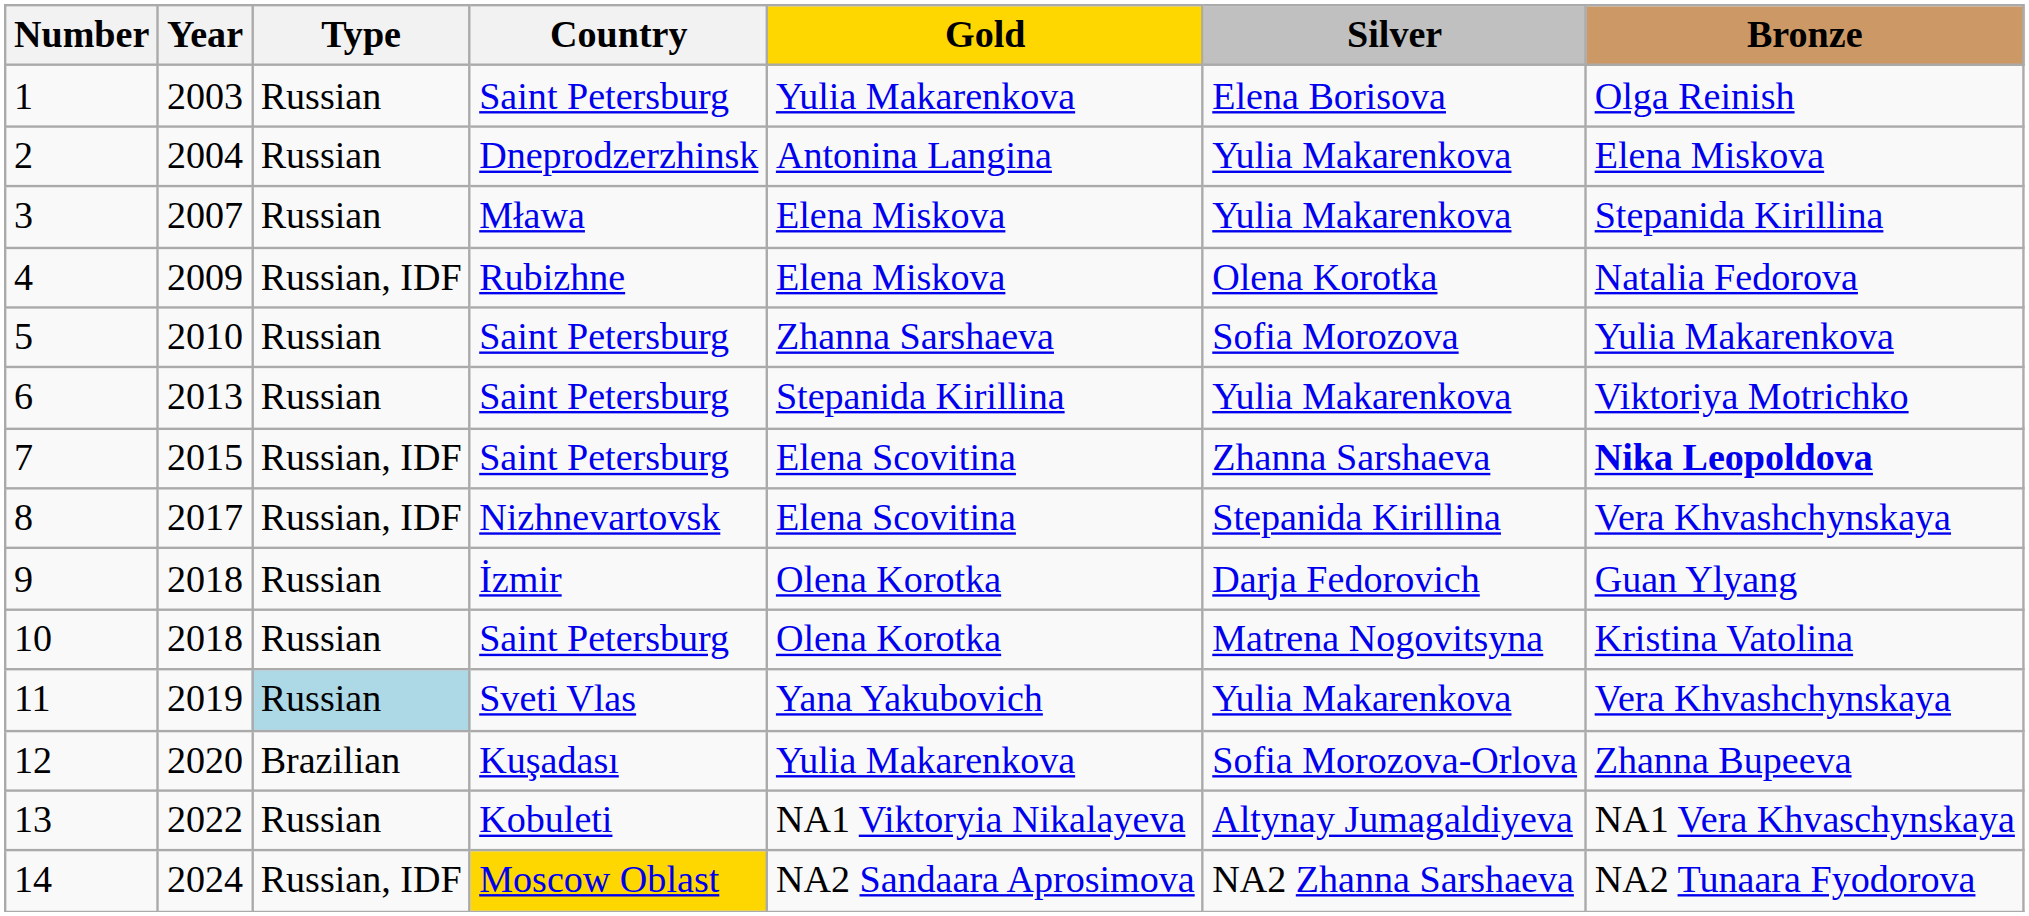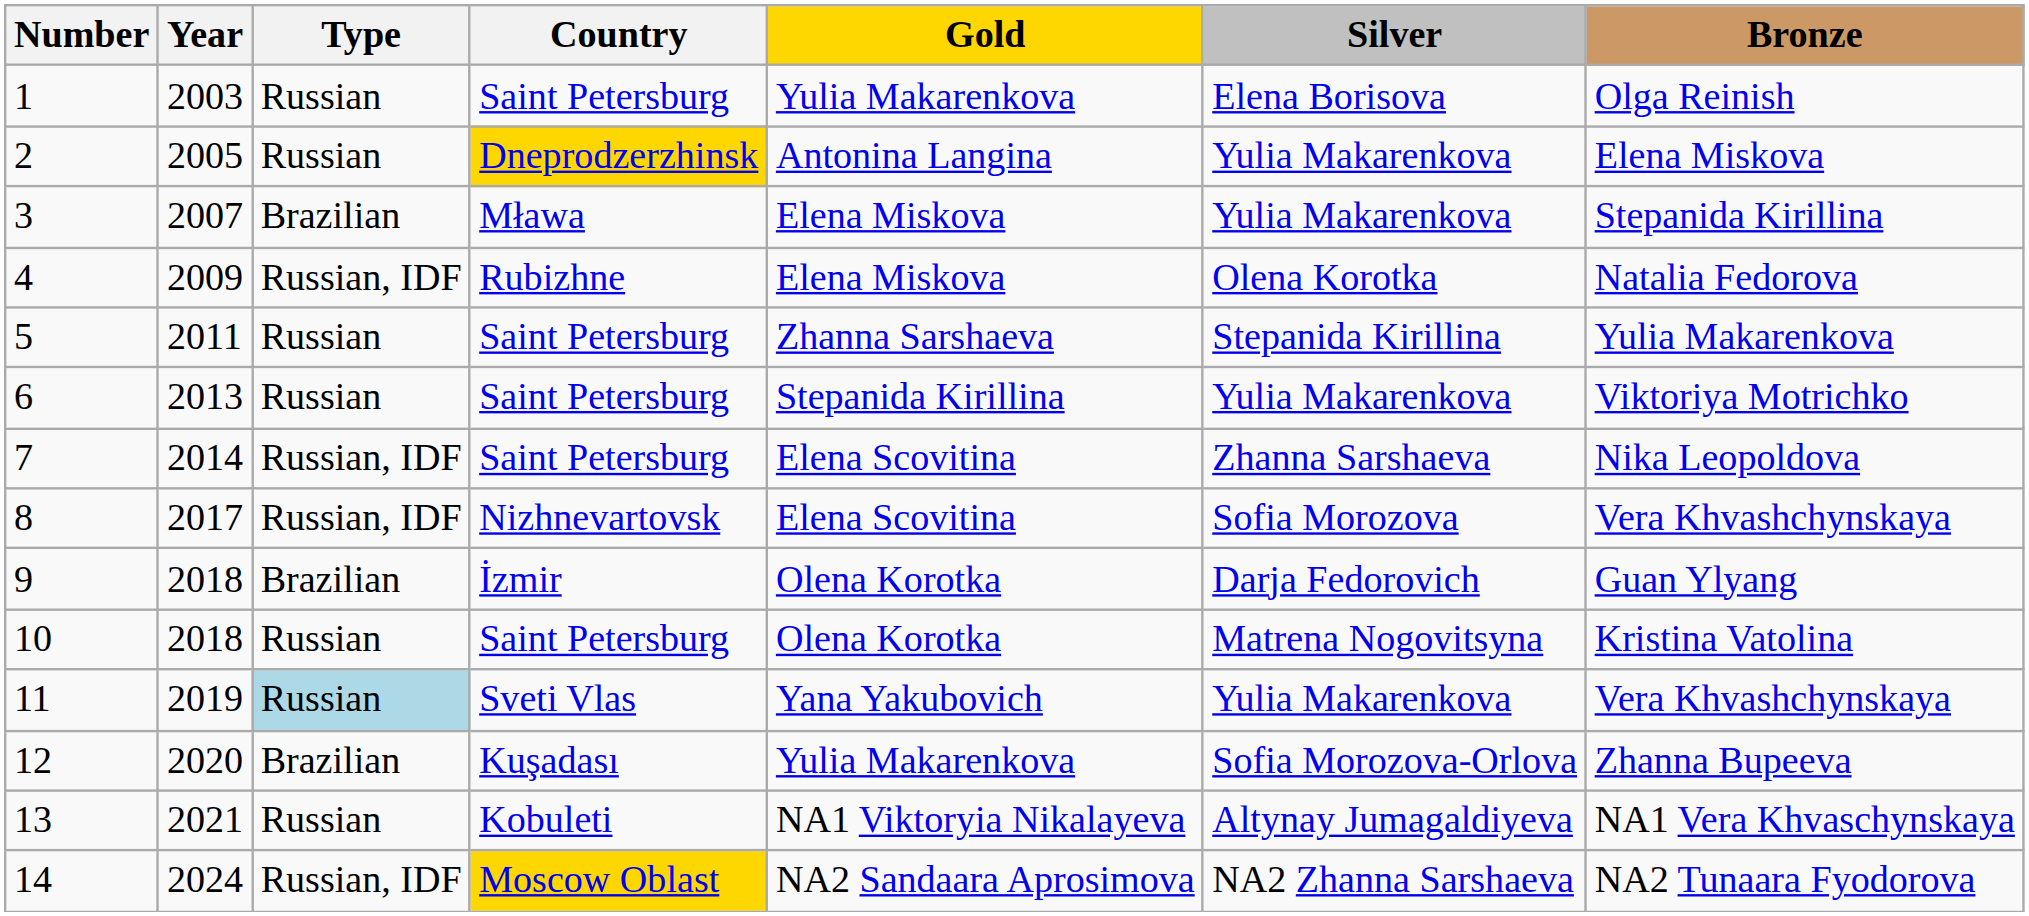(205, 155) 2004 -> (205, 155) 2005
(619, 155) no background -> (619, 155) gold background
(321, 215) Russian -> (330, 215) Brazilian
(205, 336) 2010 -> (204, 336) 2011
(1335, 336) Sofia Morozova -> (1357, 336) Stepanida Kirillina
(205, 457) 2015 -> (205, 457) 2014
(1734, 457) bold -> (1727, 457) normal
(1357, 517) Stepanida Kirillina -> (1335, 517) Sofia Morozova
(321, 578) Russian -> (330, 578) Brazilian
(205, 819) 2022 -> (205, 819) 2021
